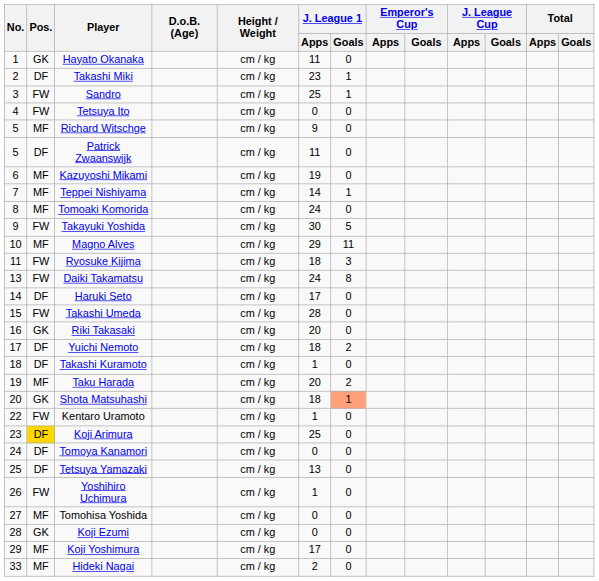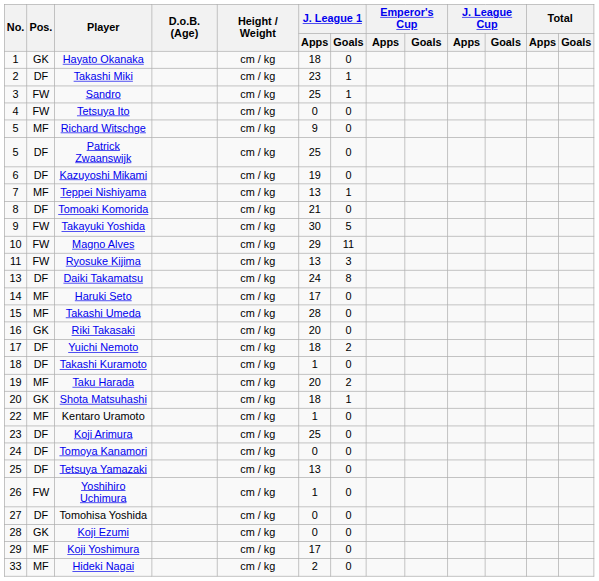(315, 59) 11 -> (315, 59) 18
(315, 152) 11 -> (315, 152) 25
(41, 175) MF -> (41, 175) DF
(315, 192) 14 -> (315, 192) 13
(41, 210) MF -> (41, 210) DF
(315, 210) 24 -> (315, 210) 21
(41, 244) MF -> (41, 244) FW
(315, 261) 18 -> (315, 261) 13
(41, 279) FW -> (41, 279) DF
(41, 296) DF -> (41, 296) MF
(41, 313) FW -> (41, 313) MF
(348, 399) lightsalmon background -> (348, 399) no background
(41, 417) FW -> (41, 417) MF
(41, 434) gold background -> (41, 434) no background
(41, 515) MF -> (41, 515) DF
